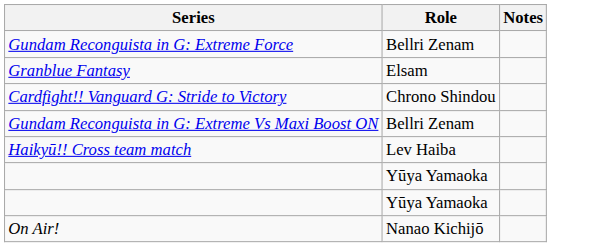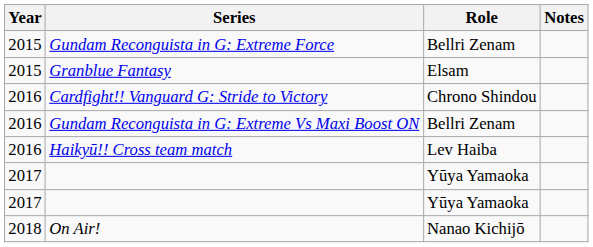+ column: (25, 17)
